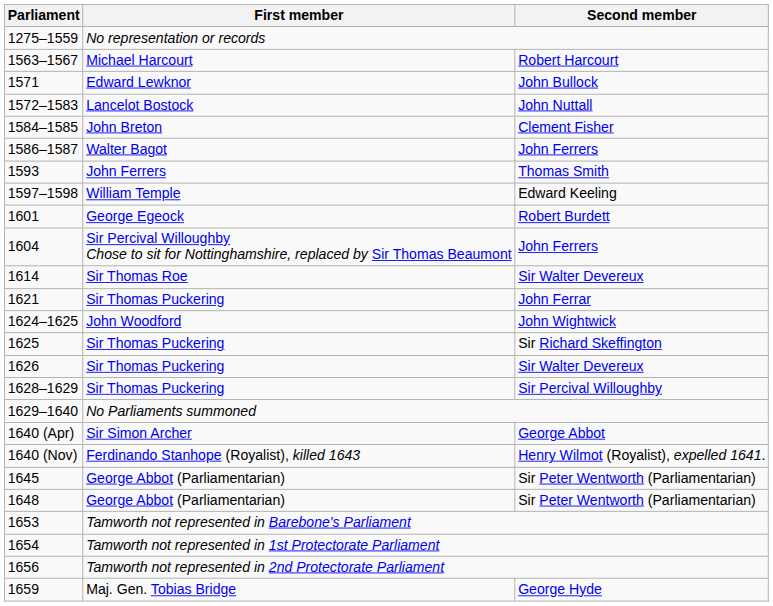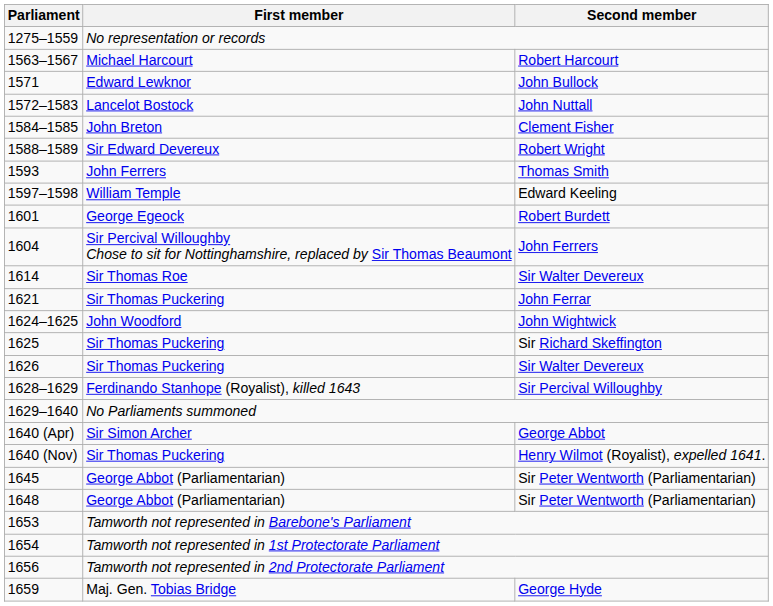- row: (43, 149)
+ row: (43, 149)
(155, 388) Sir Thomas Puckering -> (223, 388) Ferdinando Stanhope (Royalist), killed 1643
(223, 455) Ferdinando Stanhope (Royalist), killed 1643 -> (155, 455) Sir Thomas Puckering
